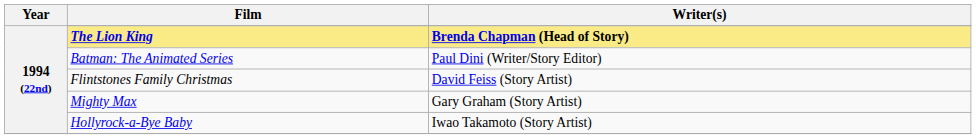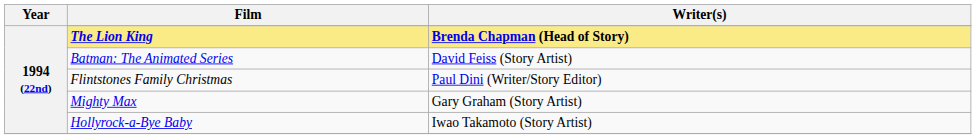(517, 58) Paul Dini (Writer/Story Editor) -> (502, 58) David Feiss (Story Artist)
(502, 79) David Feiss (Story Artist) -> (517, 79) Paul Dini (Writer/Story Editor)
